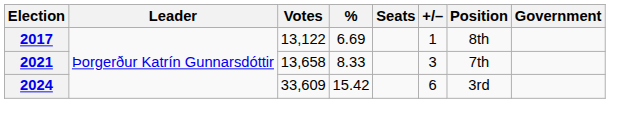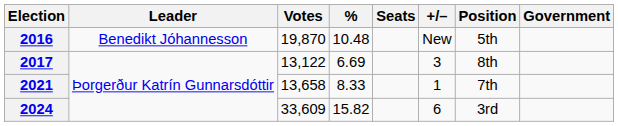+ row: (36, 39)
(433, 39) 1 -> (437, 62) 3
(433, 62) 3 -> (437, 86) 1
(351, 86) 15.42 -> (351, 109) 15.82
